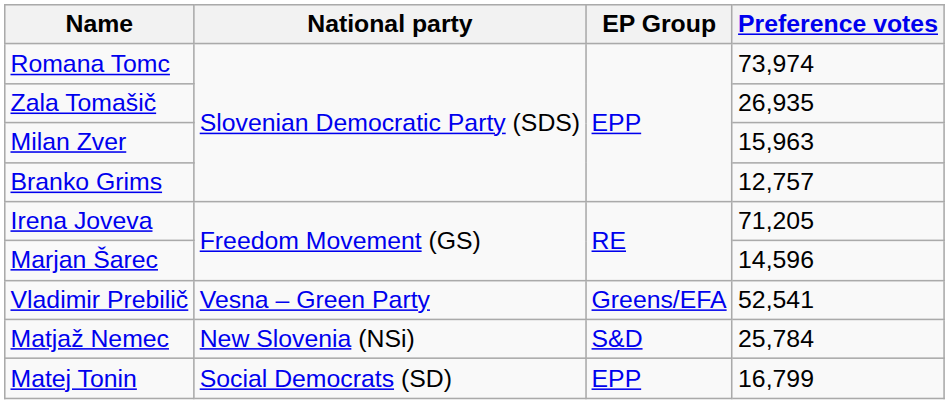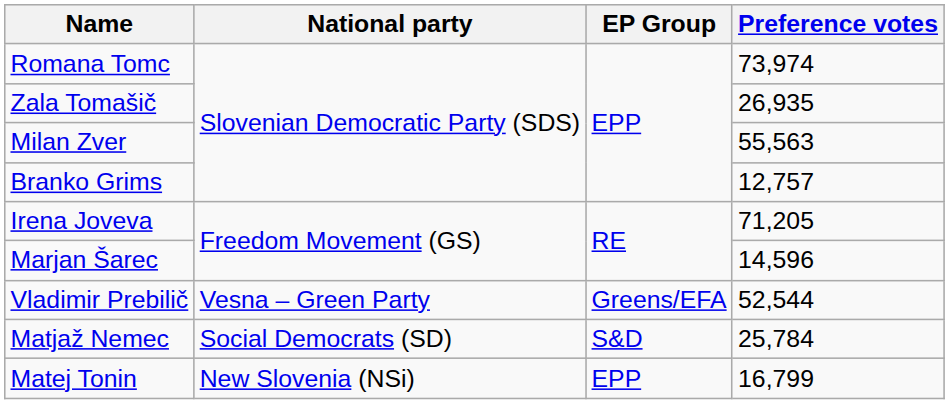(776, 142) 15,963 -> (776, 142) 55,563
(776, 299) 52,541 -> (776, 299) 52,544
(307, 338) New Slovenia (NSi) -> (326, 338) Social Democrats (SD)
(326, 378) Social Democrats (SD) -> (307, 378) New Slovenia (NSi)
